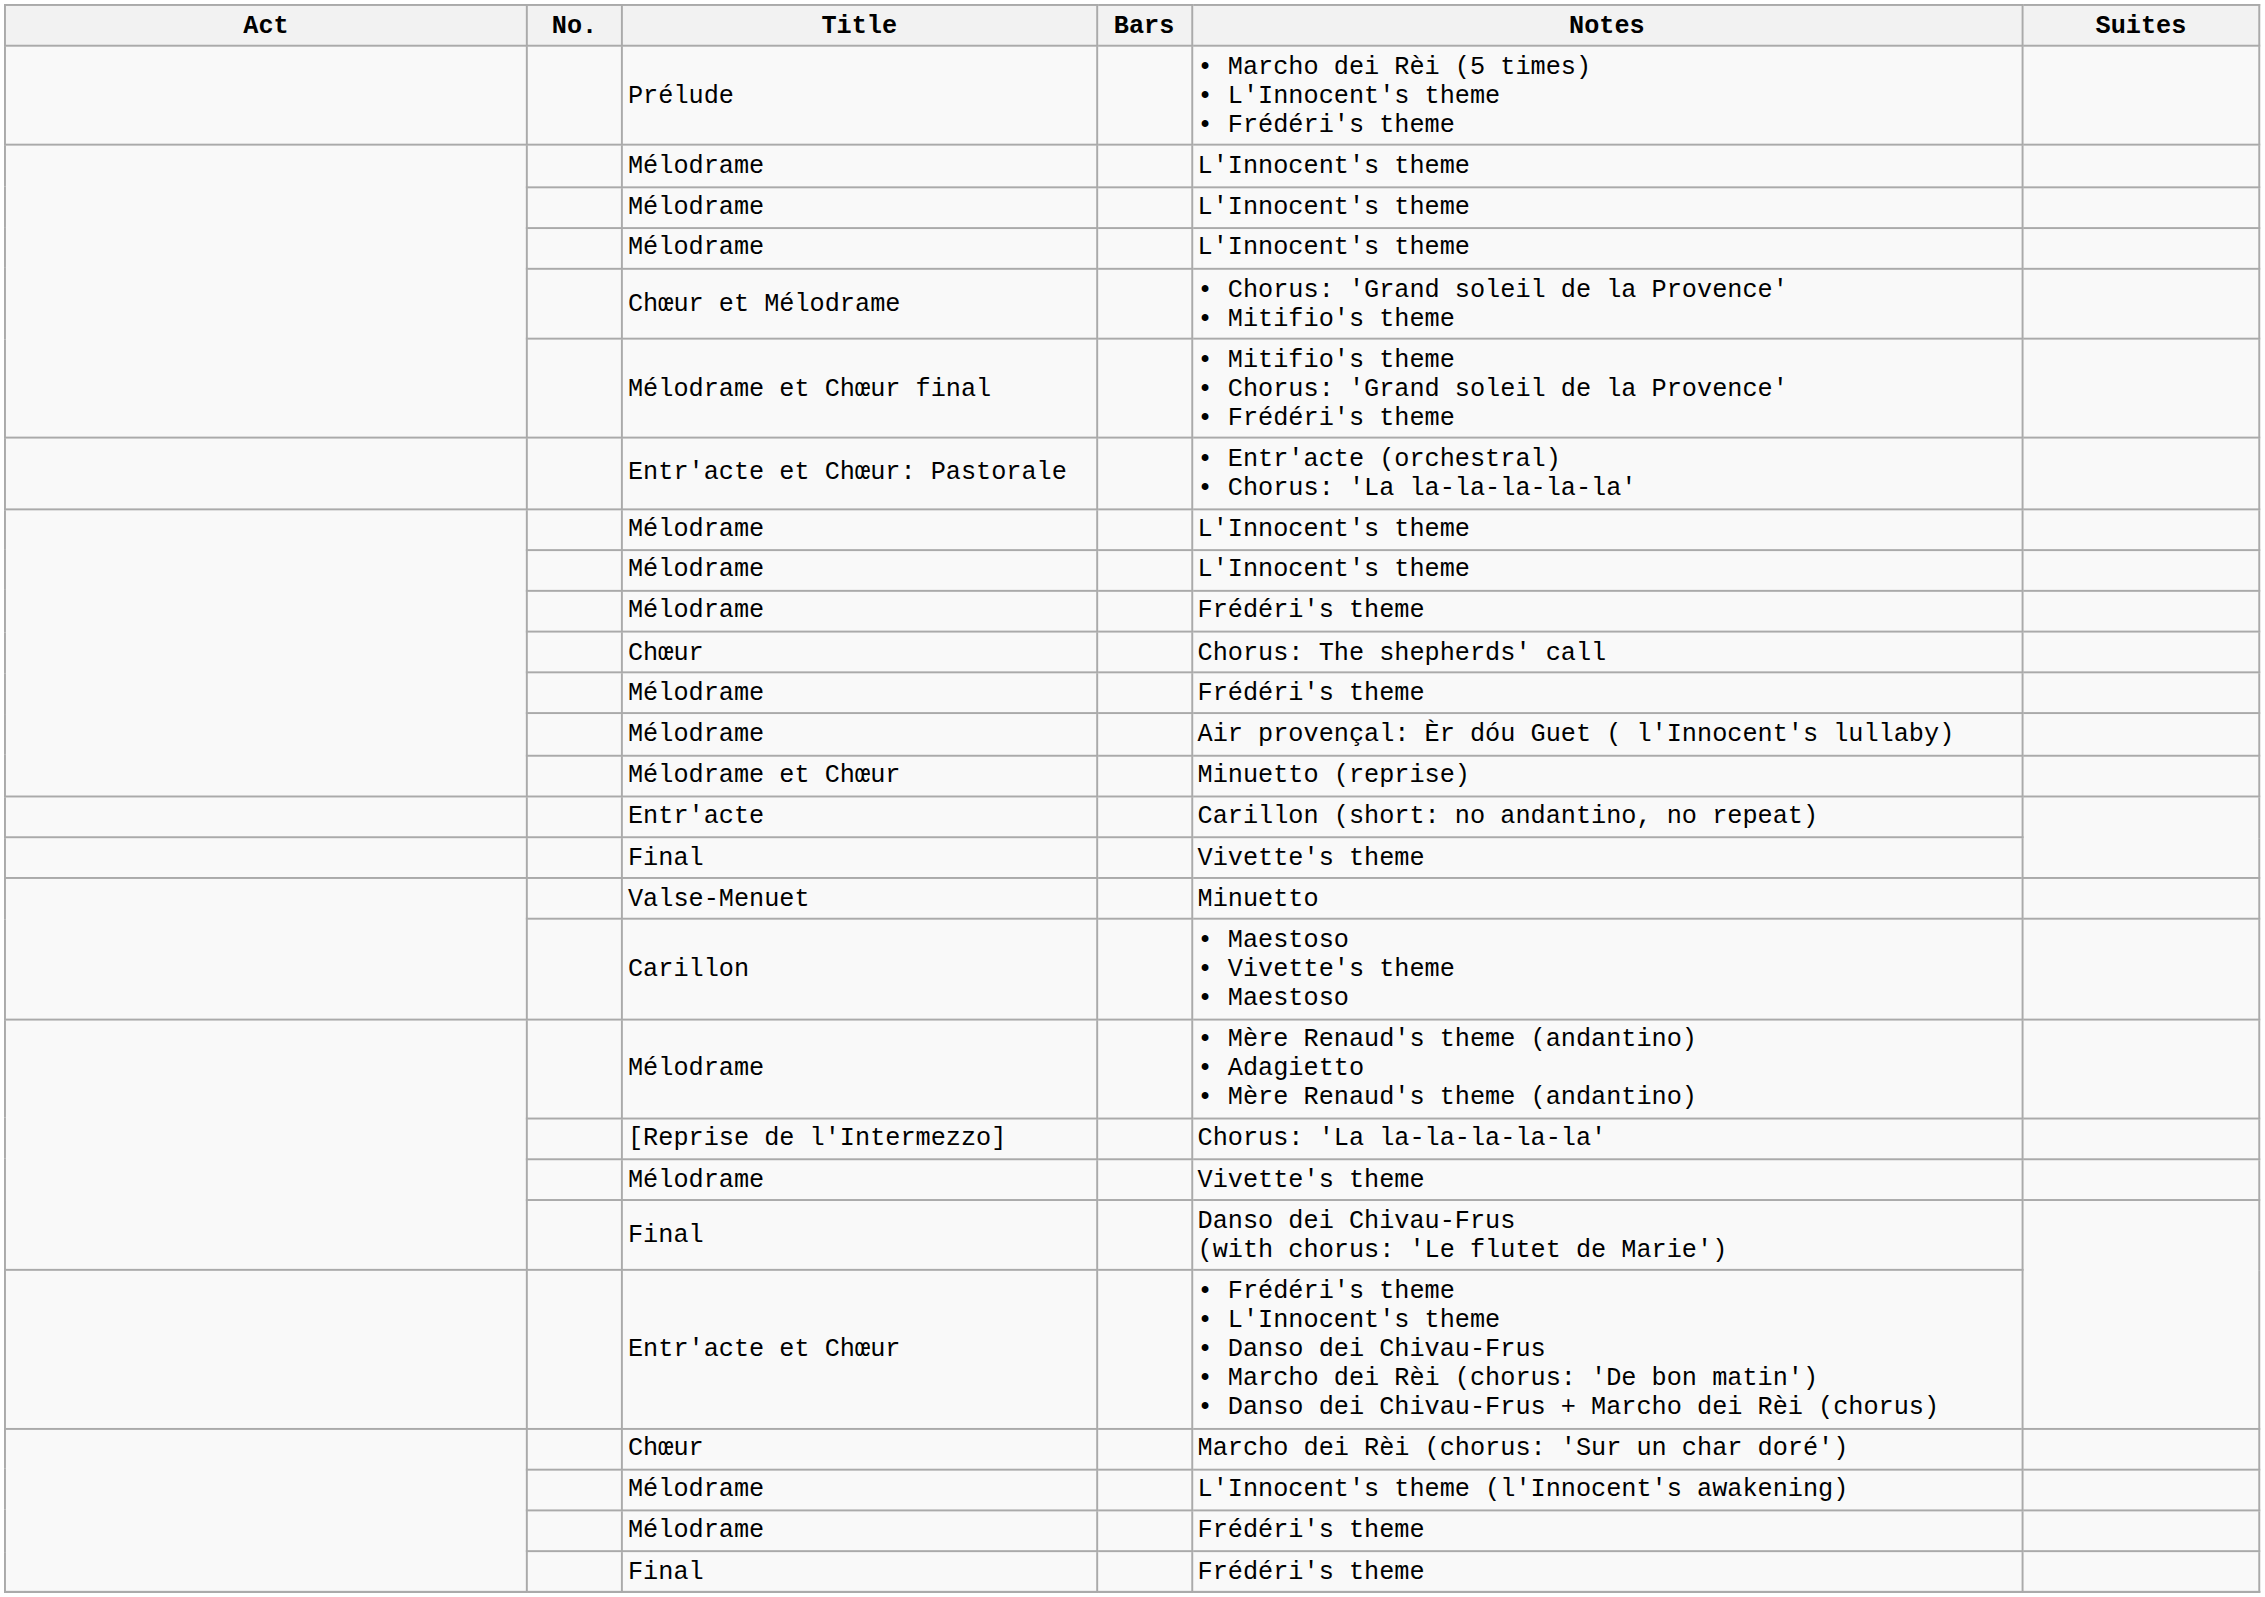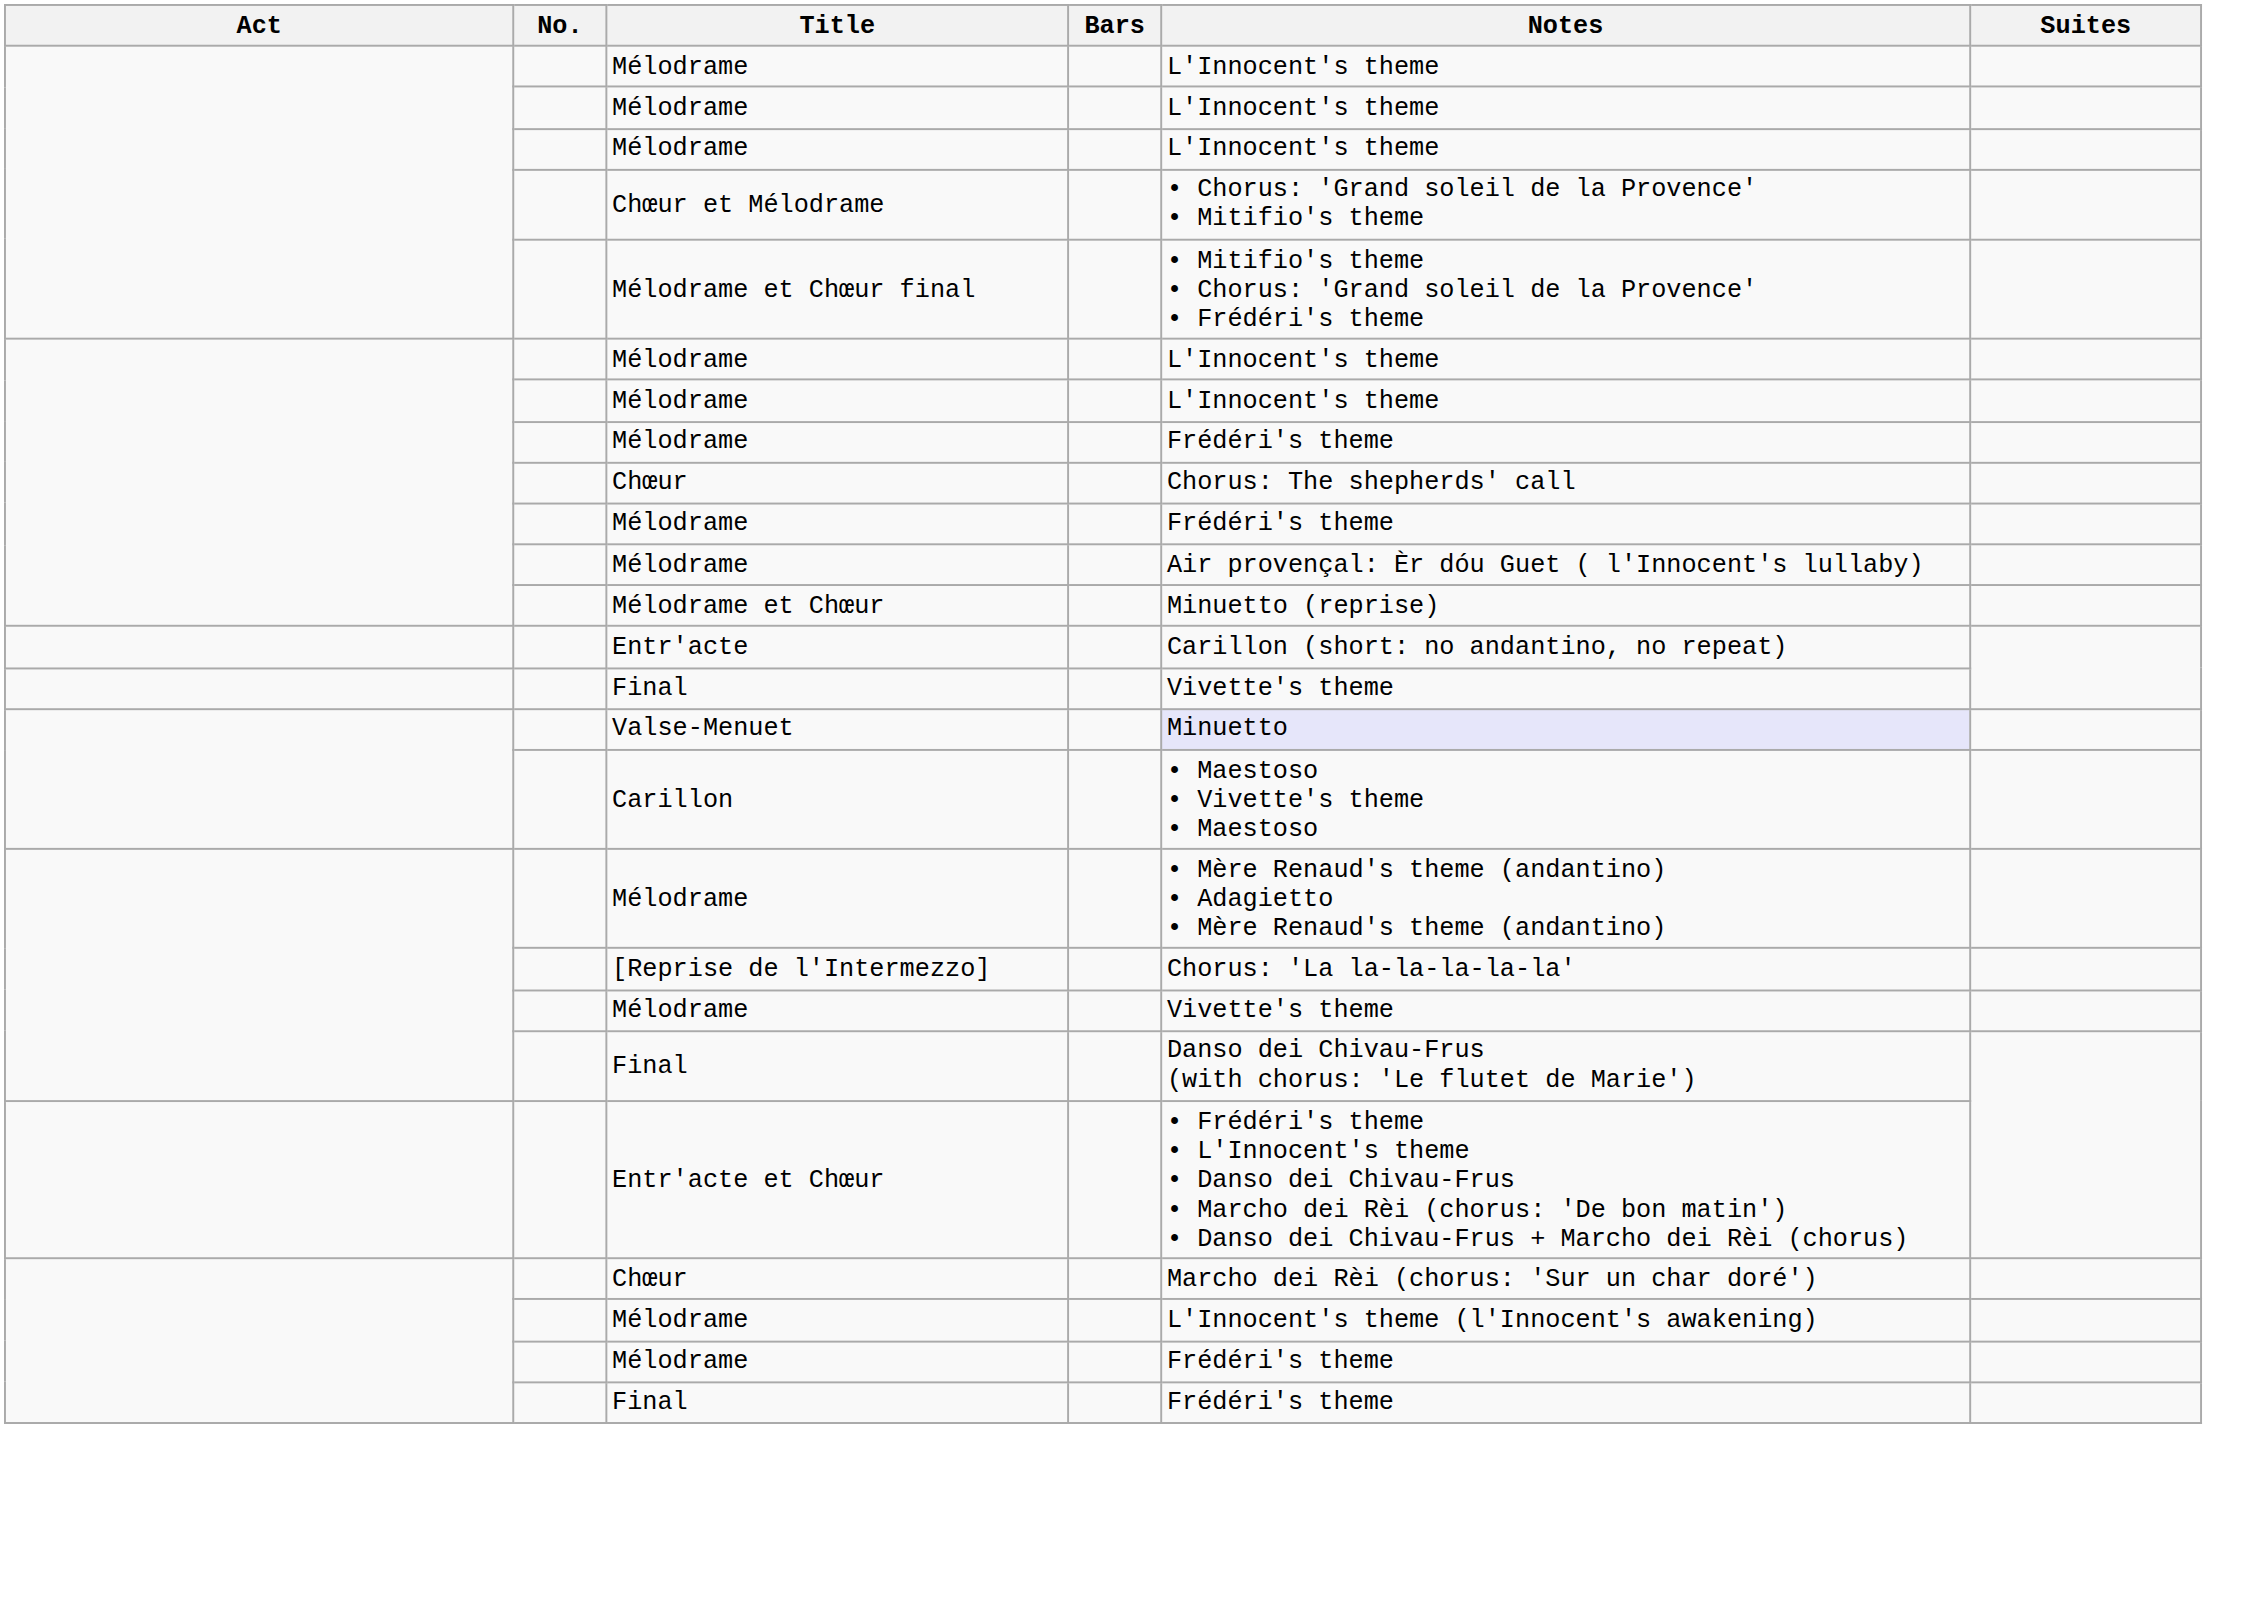- row: (266, 96)
- row: (266, 473)
(1258, 899) no background -> (1227, 729) lavender background
